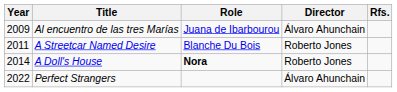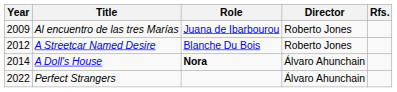(325, 29) Álvaro Ahunchain -> (318, 29) Roberto Jones
(18, 45) 2011 -> (18, 45) 2012
(318, 62) Roberto Jones -> (325, 62) Álvaro Ahunchain
